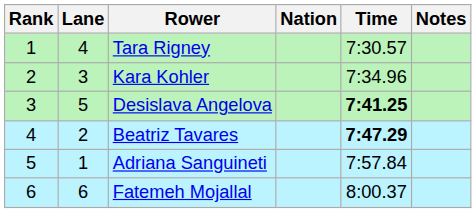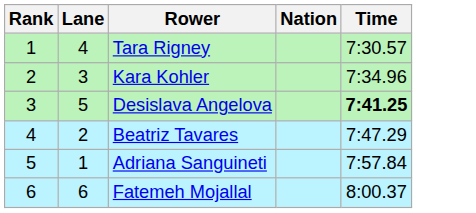- column: (441, 18)
(376, 134) bold -> (376, 134) normal
